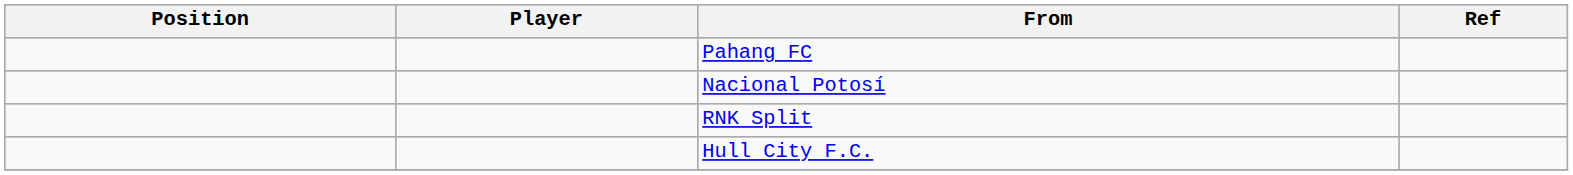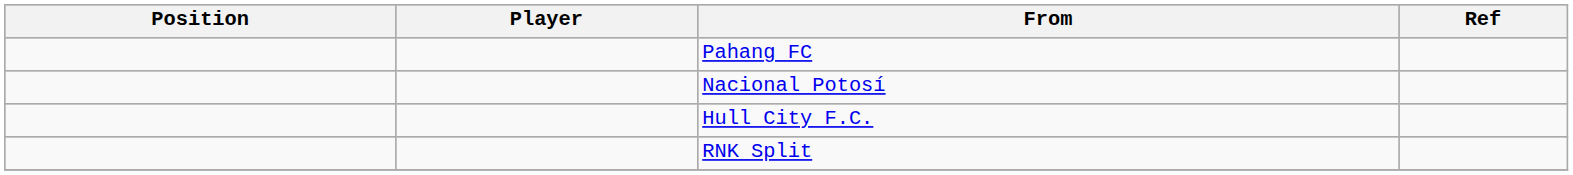rows swapped: (757, 120) <-> (788, 153)
